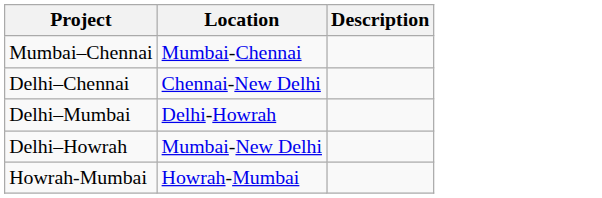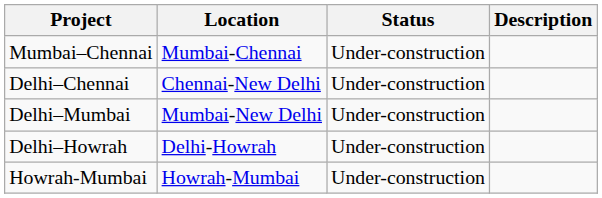+ column: (408, 20)
(219, 114) Delhi-Howrah -> (242, 114) Mumbai-New Delhi
(242, 146) Mumbai-New Delhi -> (219, 146) Delhi-Howrah
